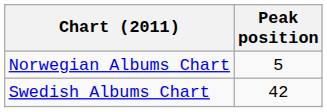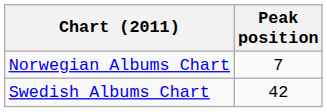(278, 65) 5 -> (278, 65) 7
